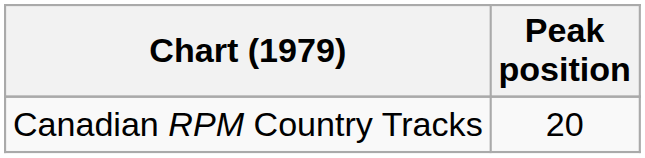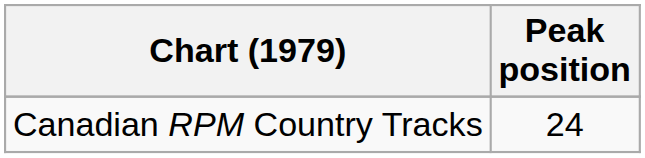(565, 123) 20 -> (565, 123) 24
